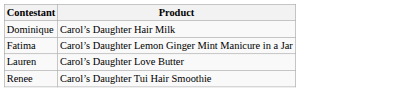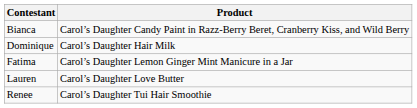+ row: (21, 29)
